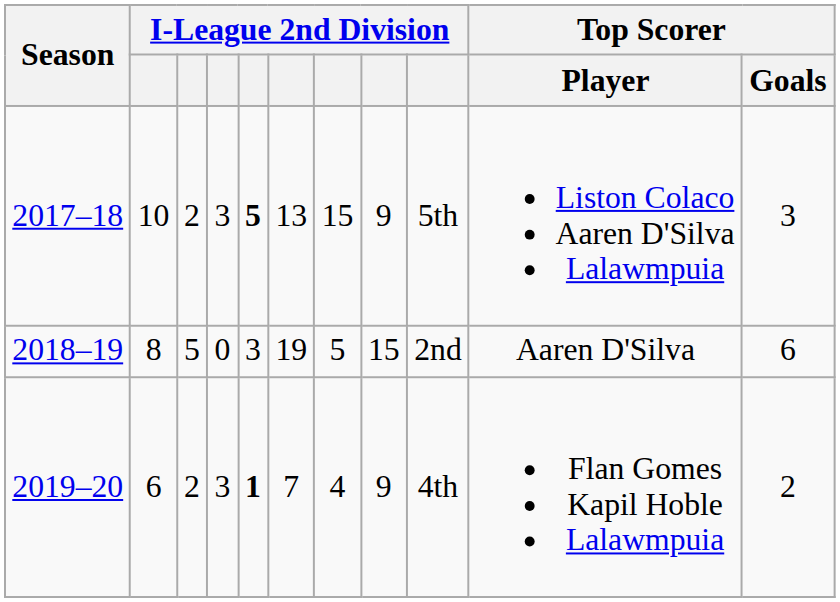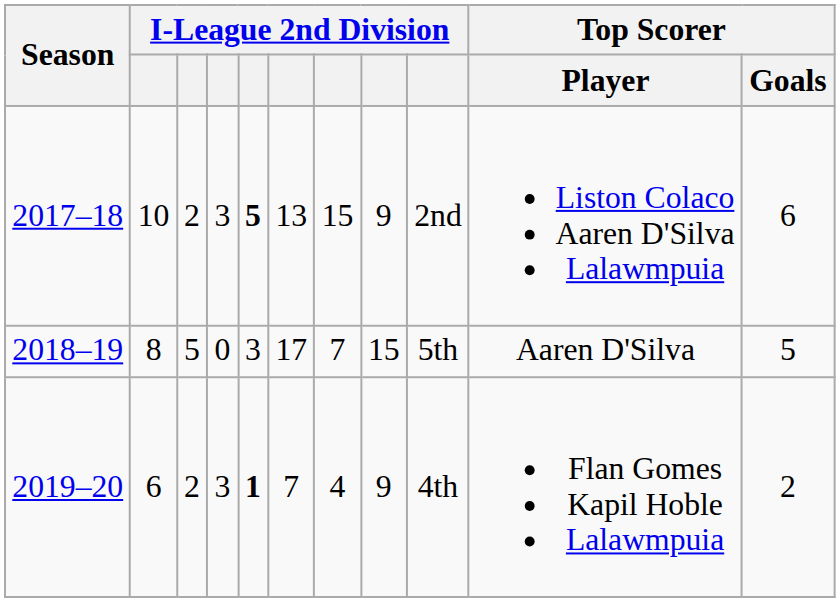(438, 215) 5th -> (438, 215) 2nd
(788, 215) 3 -> (788, 215) 6
(291, 350) 19 -> (291, 350) 17
(338, 350) 5 -> (338, 350) 7
(438, 350) 2nd -> (438, 350) 5th
(788, 350) 6 -> (788, 350) 5
